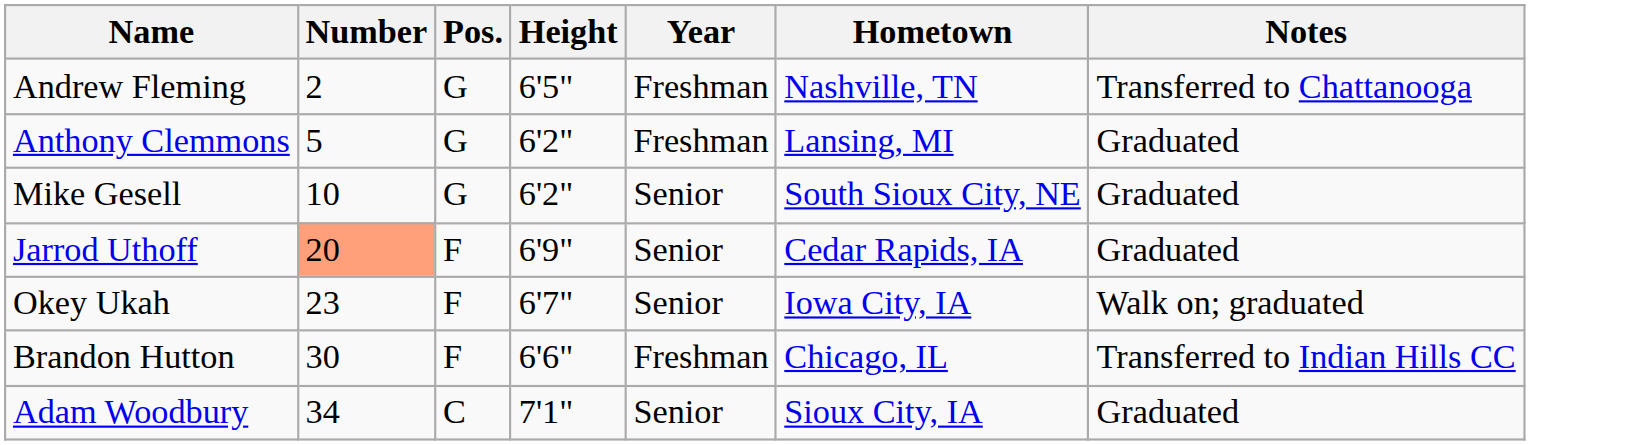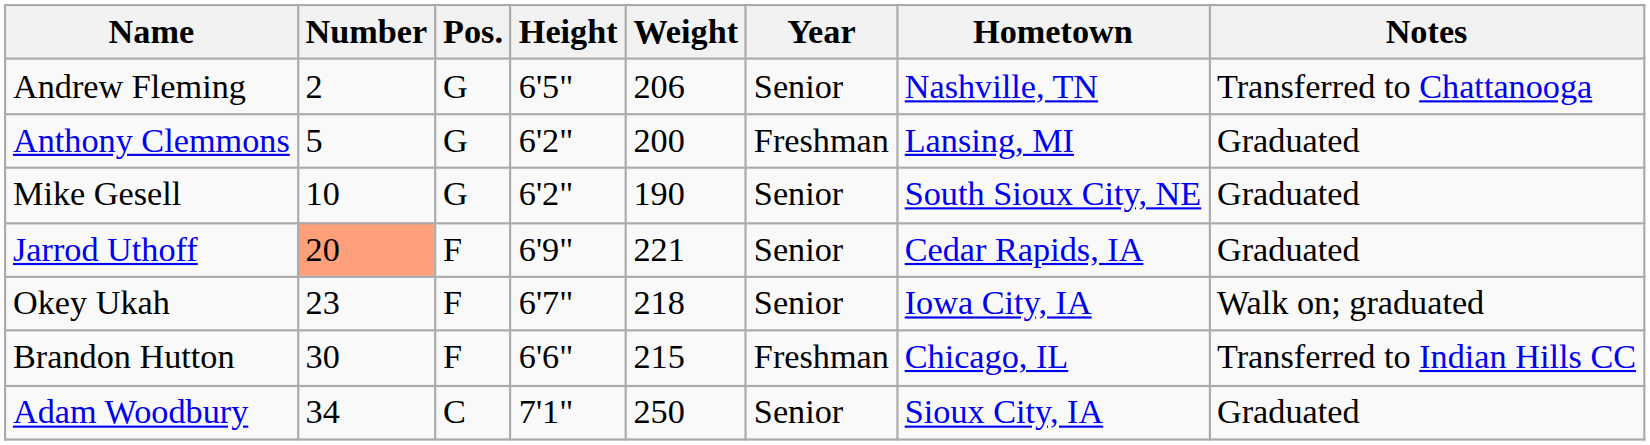+ column: (686, 31)
(701, 85) Freshman -> (799, 85) Senior
